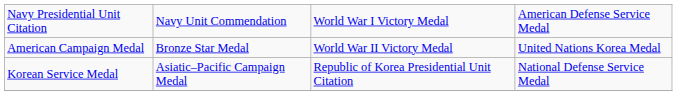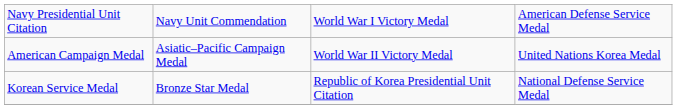(202, 47) Bronze Star Medal -> (220, 54) Asiatic–Pacific Campaign Medal
(220, 74) Asiatic–Pacific Campaign Medal -> (202, 87) Bronze Star Medal
